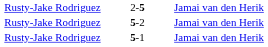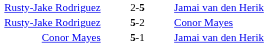(219, 22) Jamai van den Herik -> (204, 22) Conor Mayes
(52, 37) Rusty-Jake Rodriguez -> (71, 37) Conor Mayes
